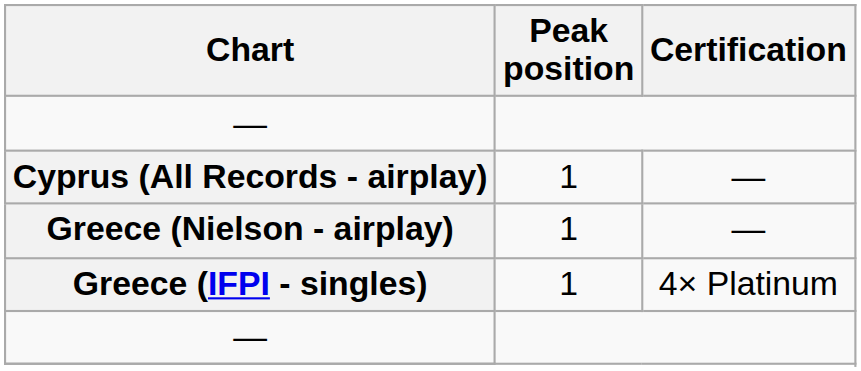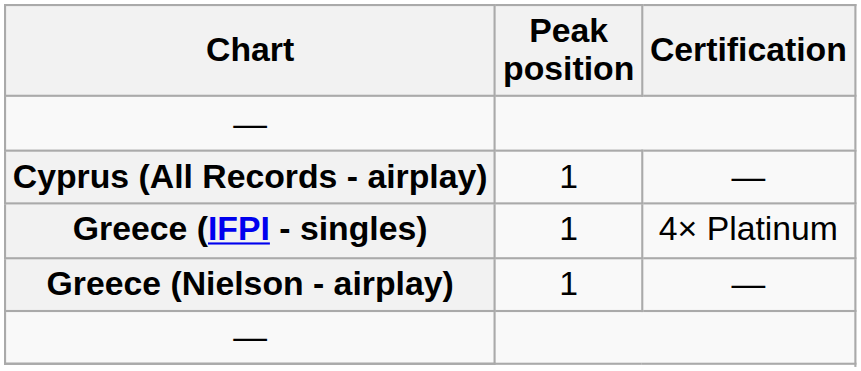rows swapped: (250, 229) <-> (250, 283)
